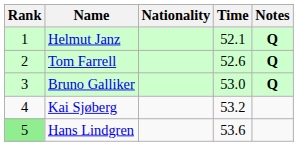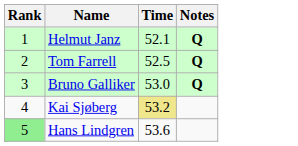- column: (176, 15)
(233, 61) 52.6 -> (157, 61) 52.5
(233, 107) no background -> (157, 107) khaki background
